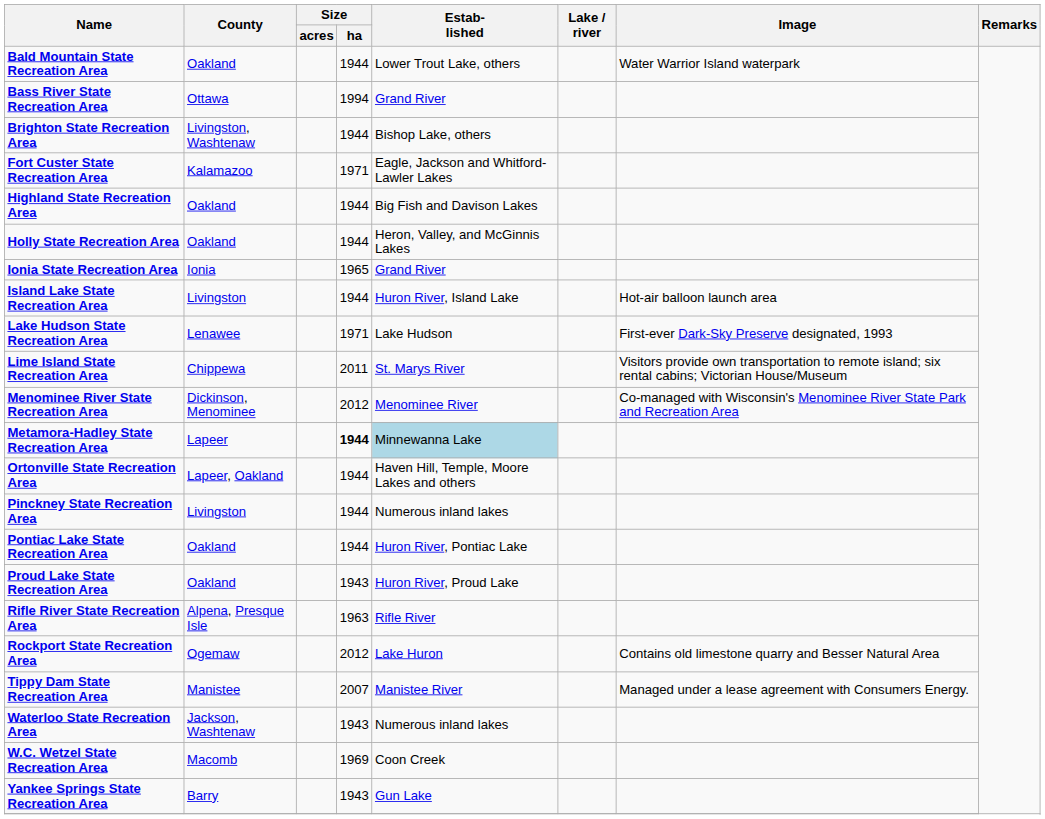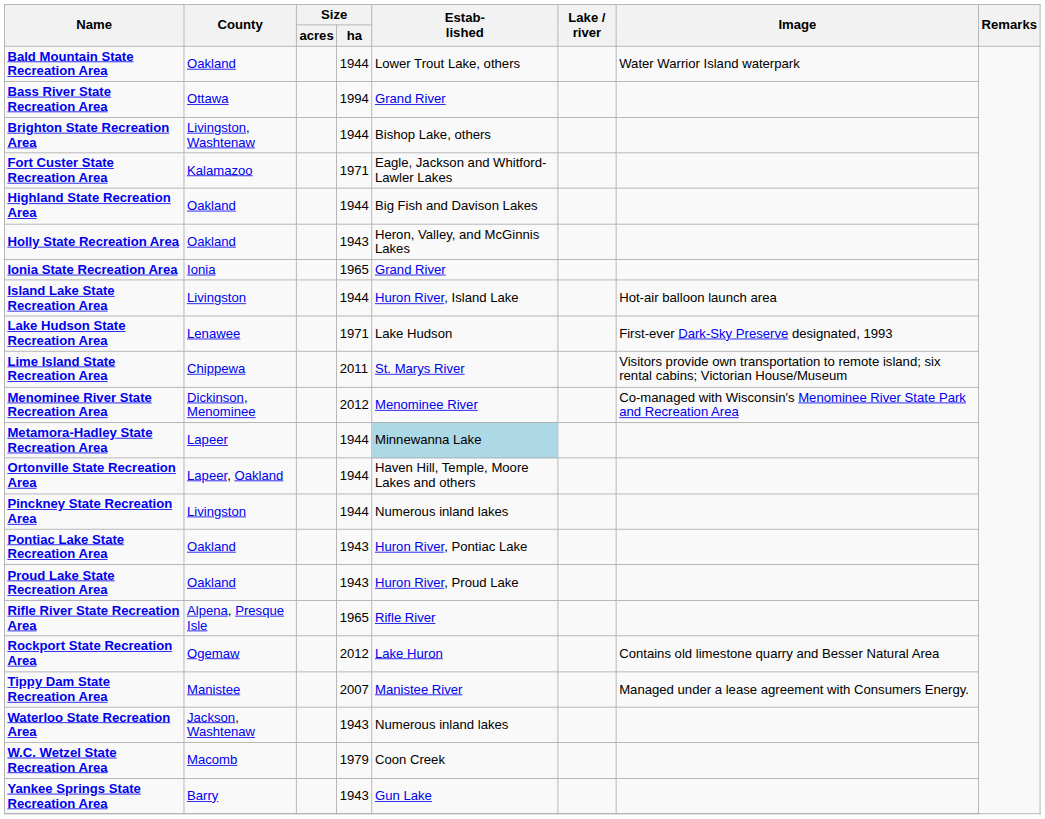(354, 241) 1944 -> (354, 241) 1943
(354, 440) bold -> (354, 440) normal
(354, 547) 1944 -> (354, 547) 1943
(354, 618) 1963 -> (354, 618) 1965
(354, 760) 1969 -> (354, 760) 1979
